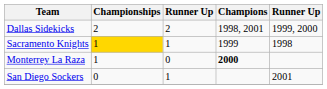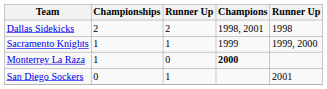(295, 28) 1999, 2000 -> (282, 28) 1998
(96, 44) gold background -> (96, 44) no background
(282, 44) 1998 -> (295, 44) 1999, 2000
